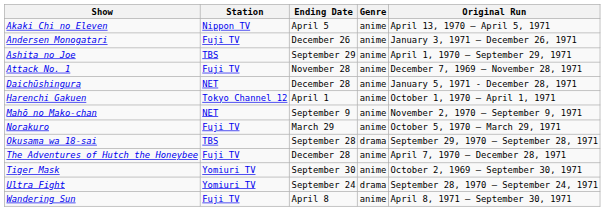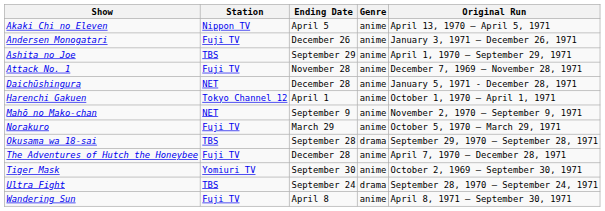(229, 184) Yomiuri TV -> (210, 184) TBS
